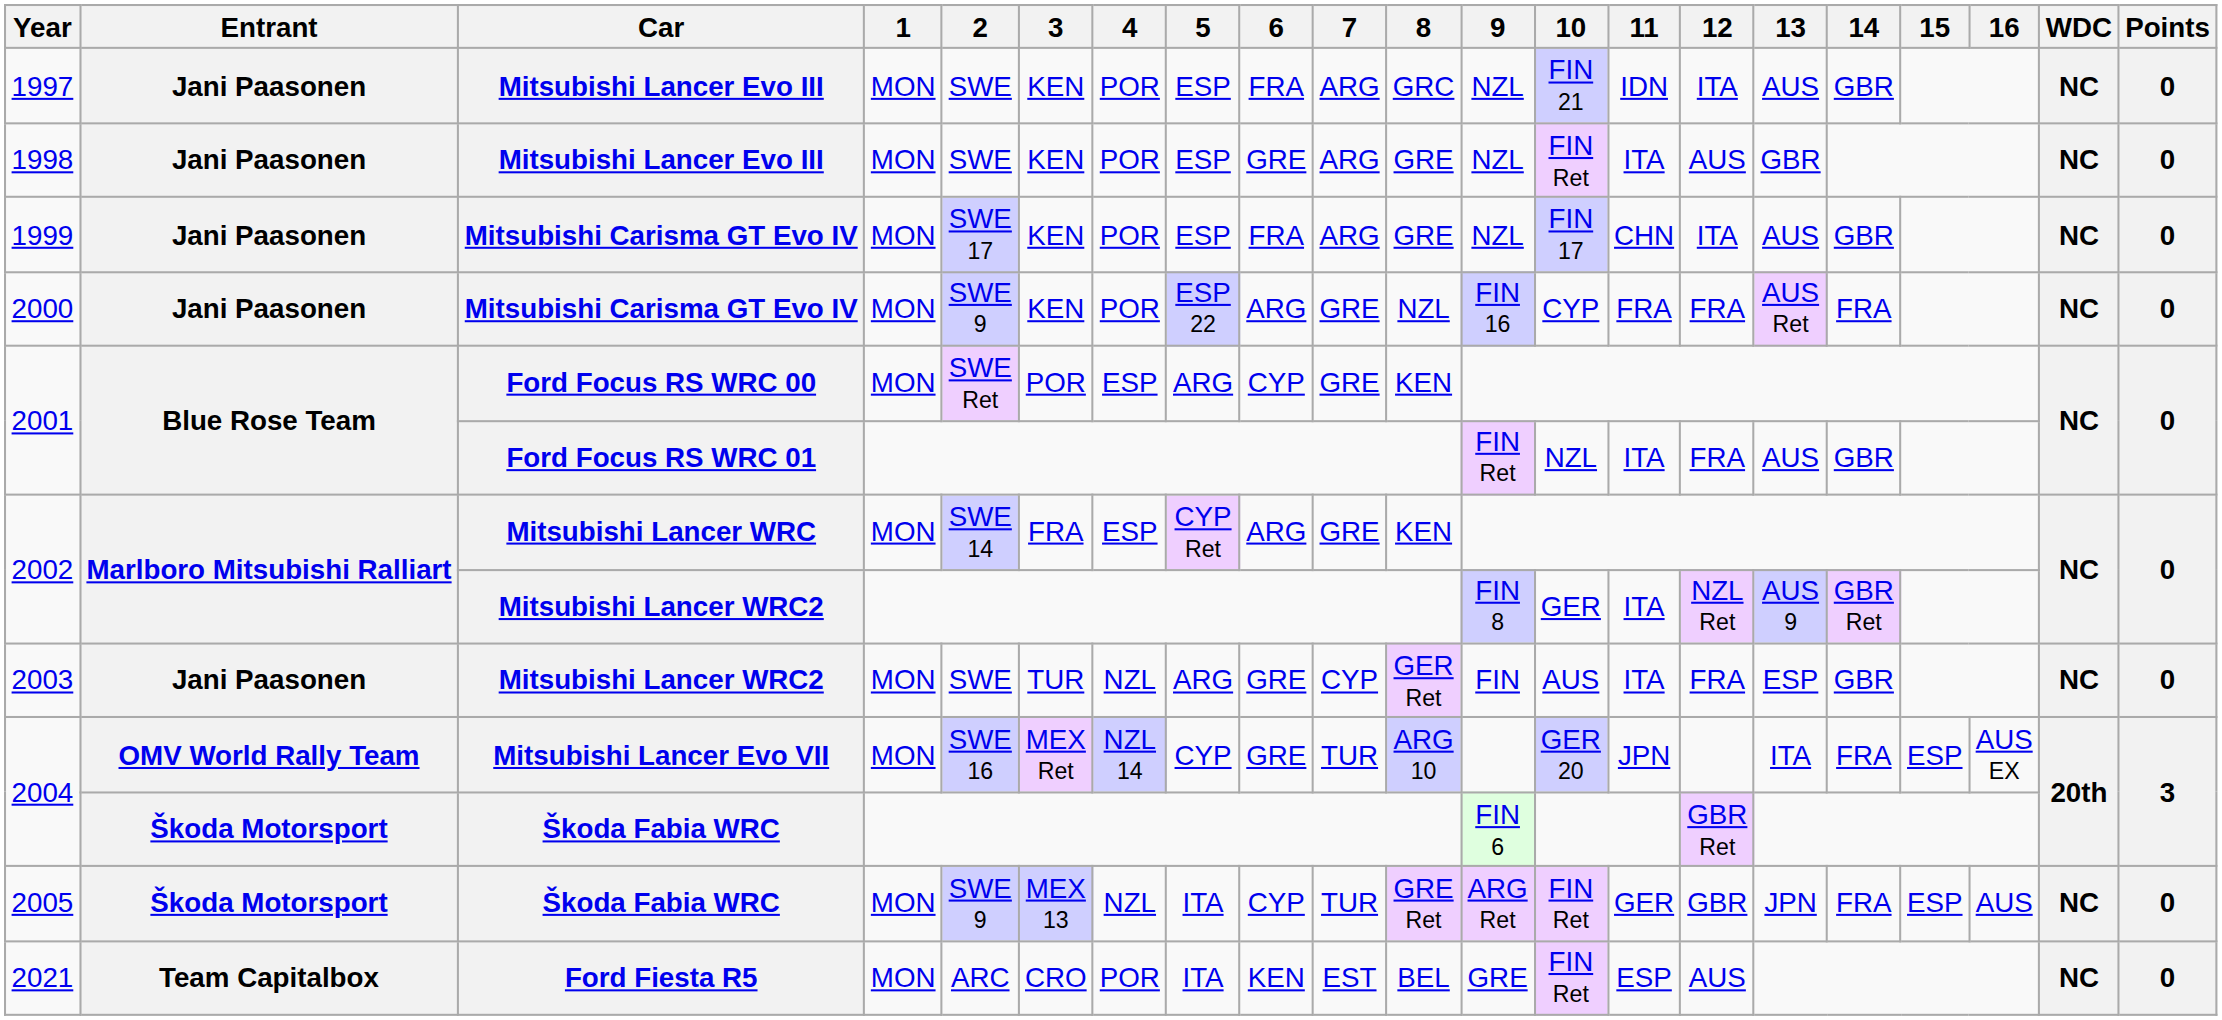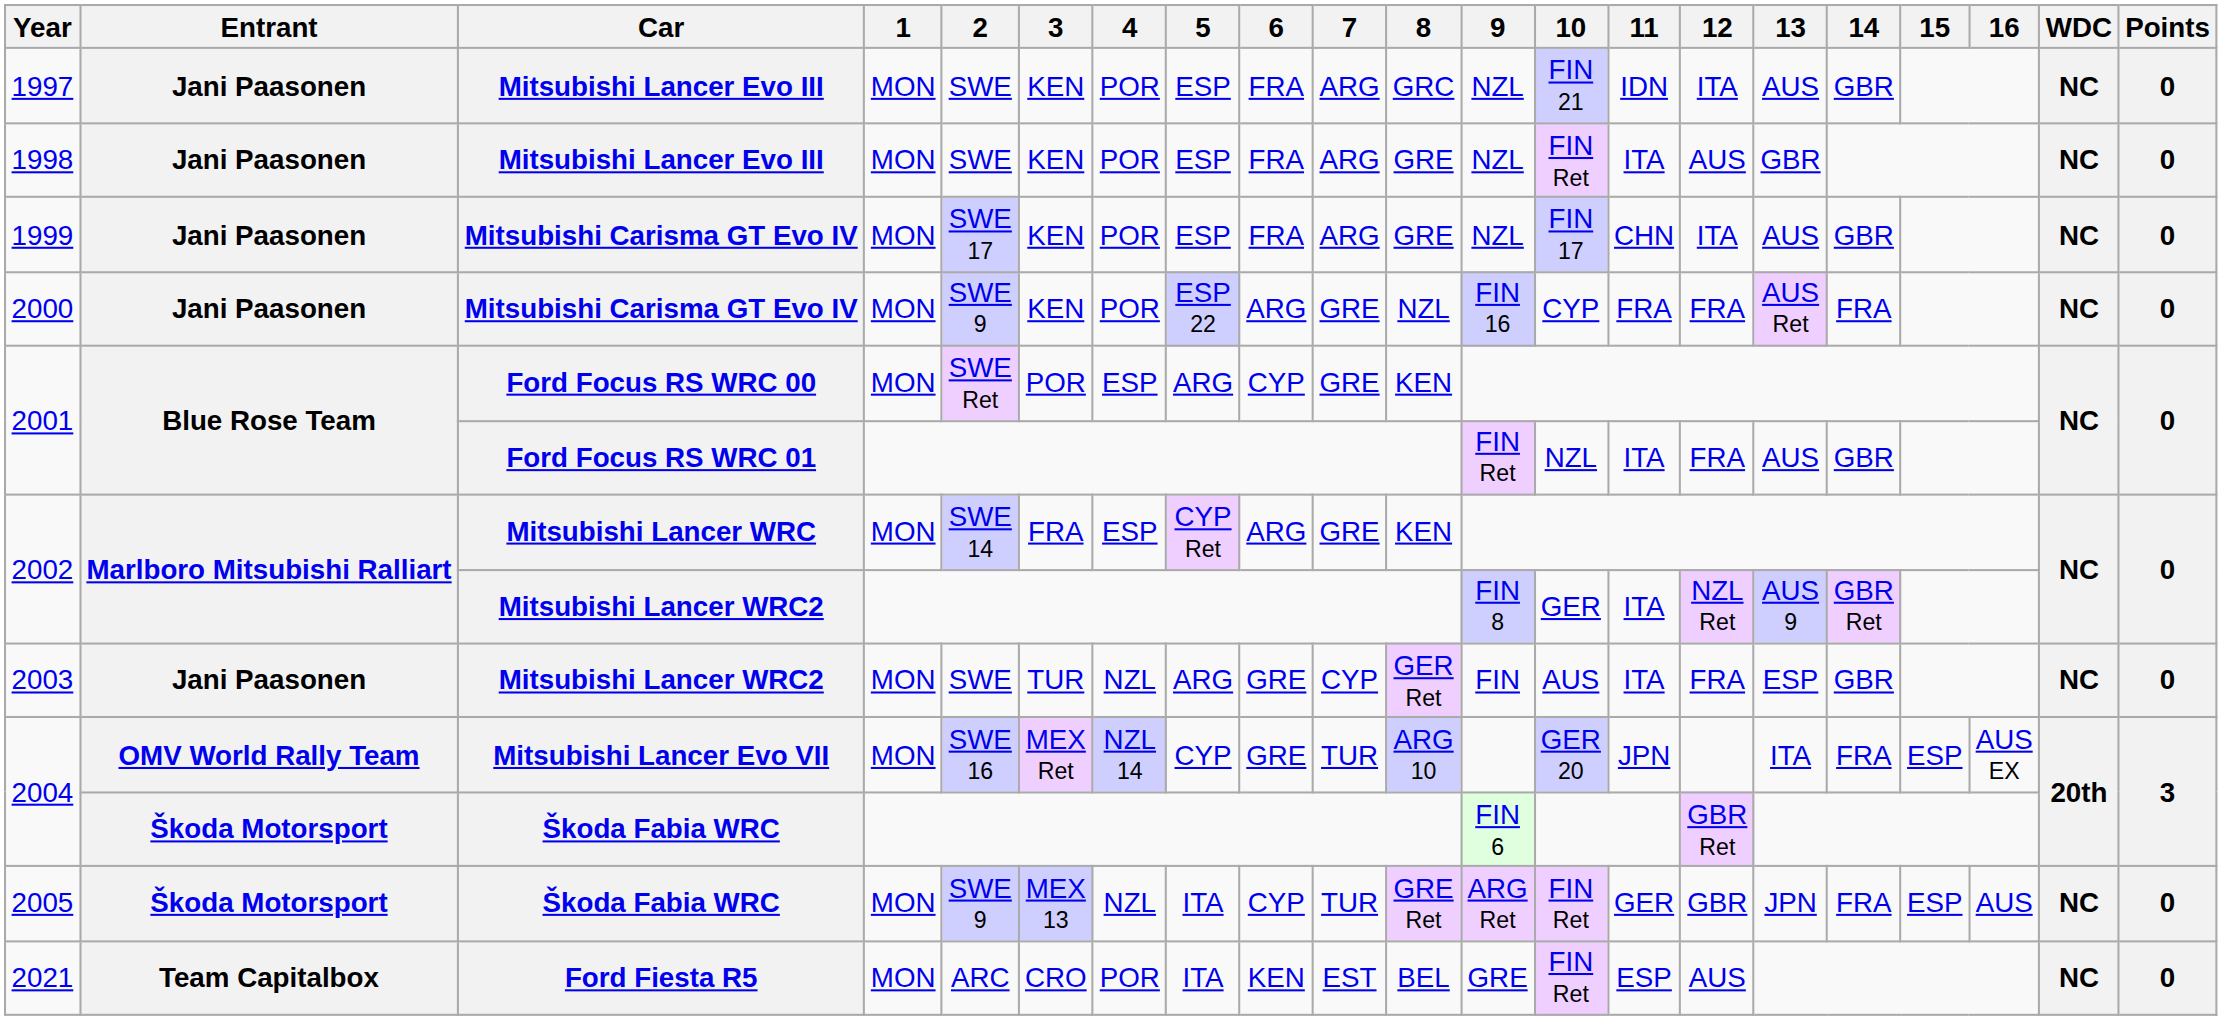(1276, 160) GRE -> (1276, 160) FRA
